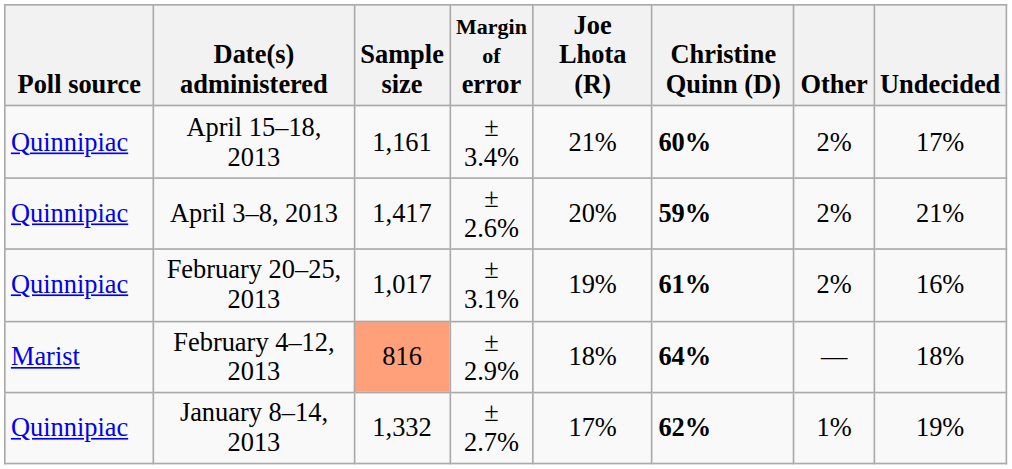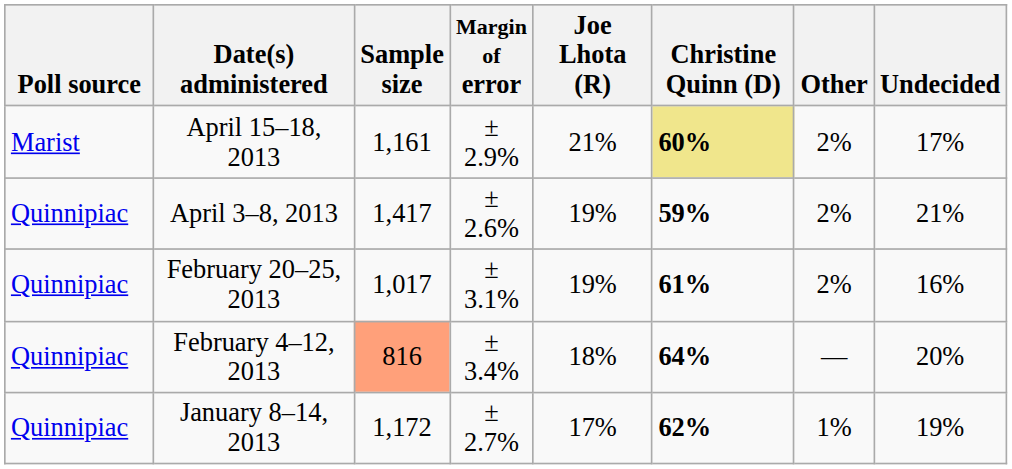(70, 141) Quinnipiac -> (45, 141) Marist
(491, 141) ± 3.4% -> (491, 141) ± 2.9%
(685, 141) no background -> (685, 141) khaki background
(593, 213) 20% -> (593, 213) 19%
(45, 356) Marist -> (70, 356) Quinnipiac
(491, 356) ± 2.9% -> (491, 356) ± 3.4%
(940, 356) 18% -> (940, 356) 20%
(402, 427) 1,332 -> (402, 427) 1,172
